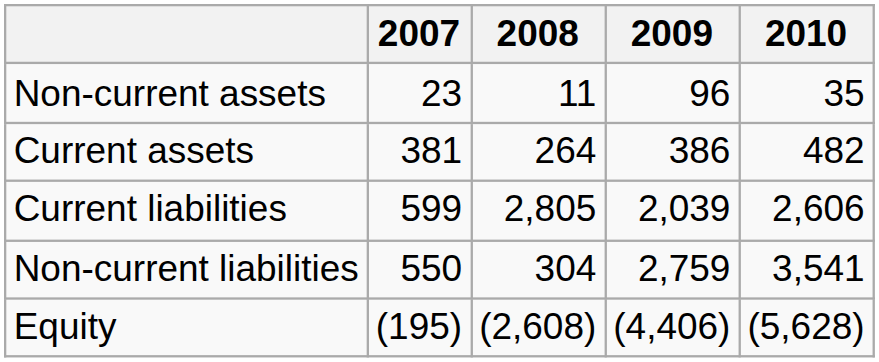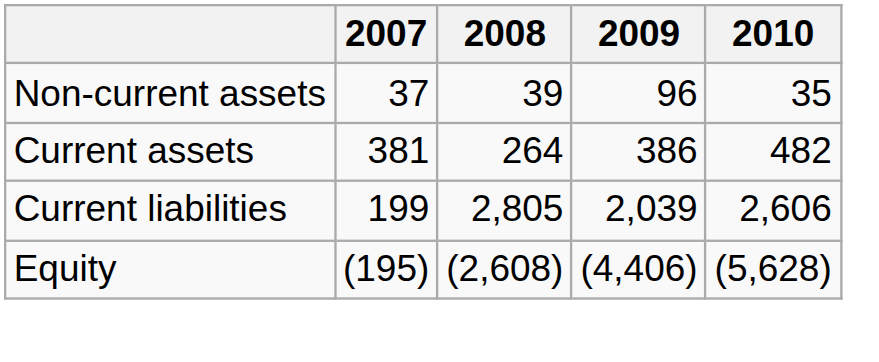(442, 92) 23 -> (409, 92) 37
(577, 92) 11 -> (543, 92) 39
(431, 209) 599 -> (398, 209) 199
- row: (186, 268)
